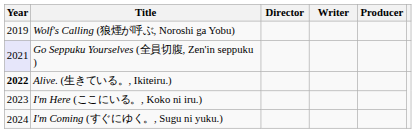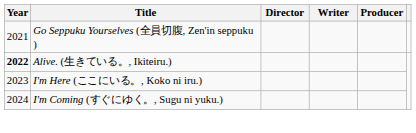- row: (134, 30)
(18, 56) lavender background -> (18, 37) no background
